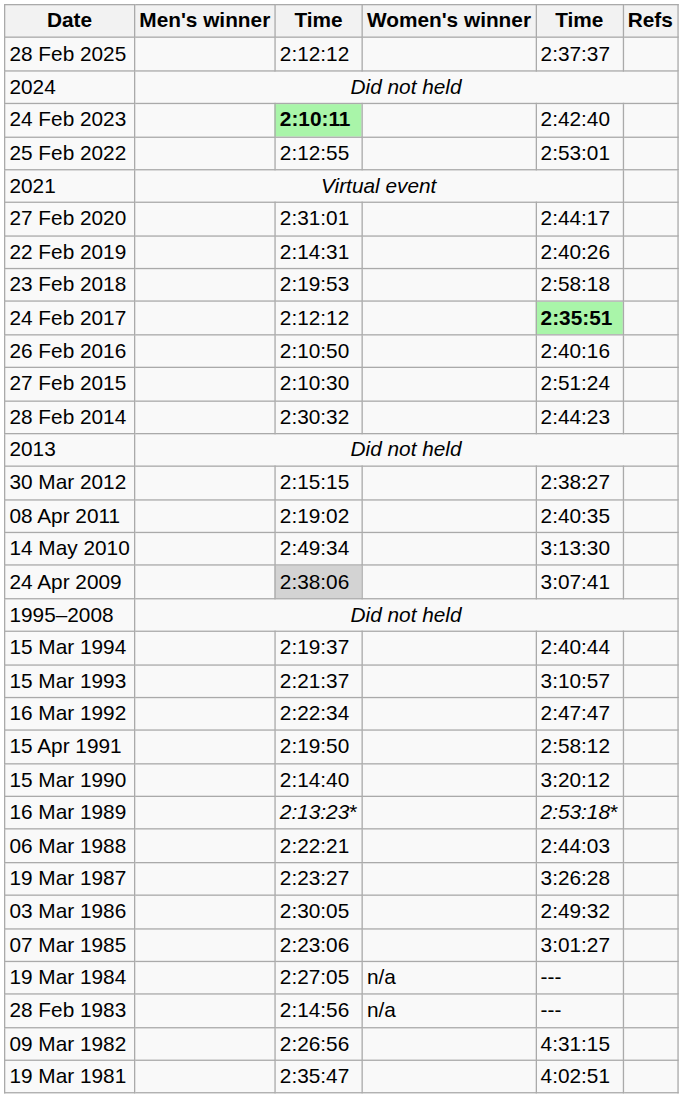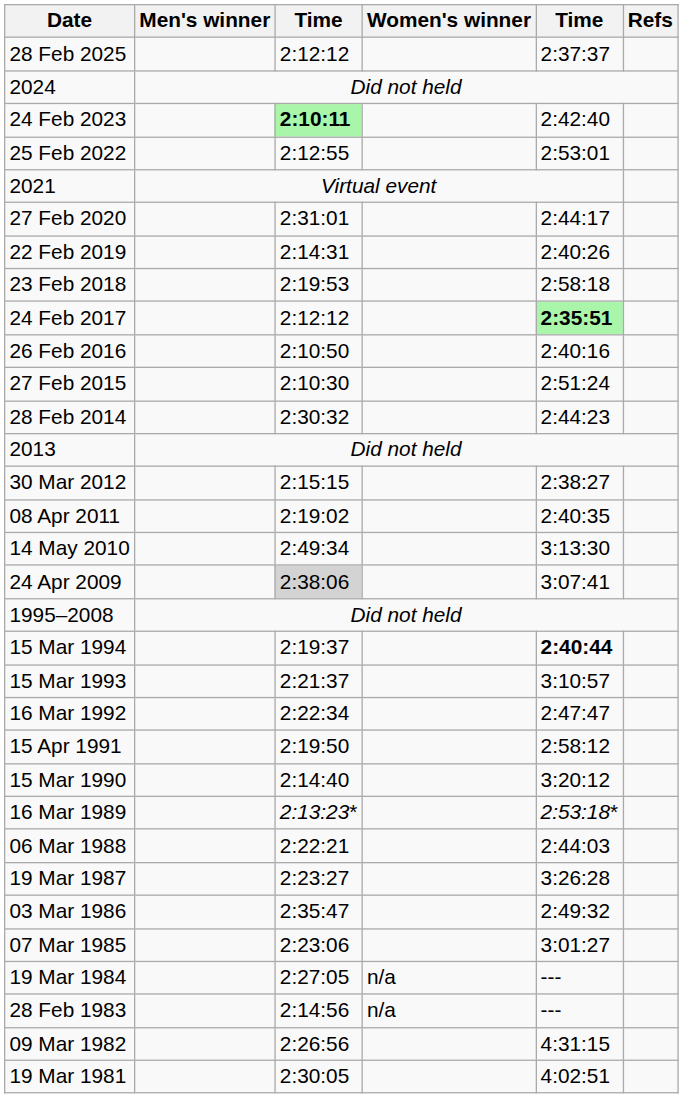(575, 647) normal -> (576, 647) bold
(315, 911) 2:30:05 -> (315, 911) 2:35:47
(315, 1076) 2:35:47 -> (315, 1076) 2:30:05
